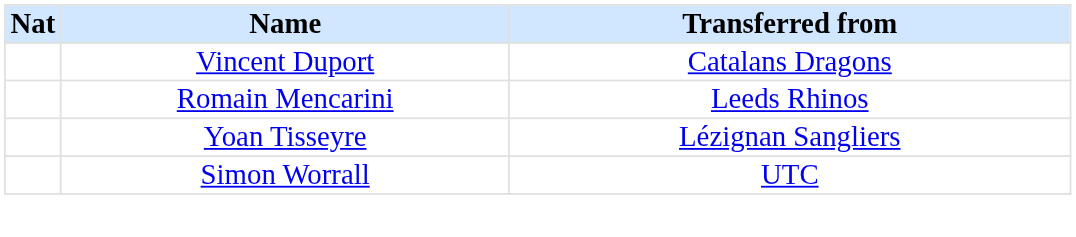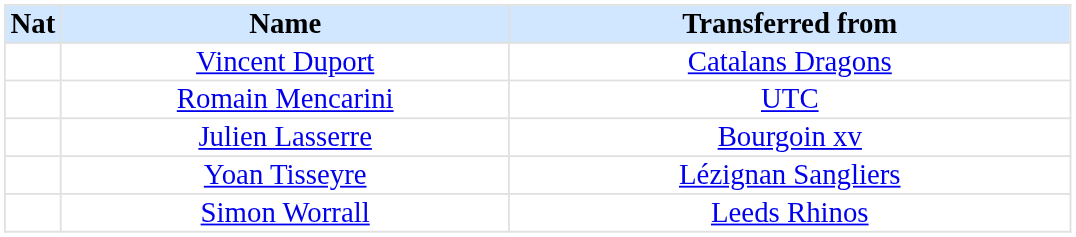(790, 98) Leeds Rhinos -> (790, 98) UTC
+ row: (285, 136)
(790, 174) UTC -> (790, 212) Leeds Rhinos
